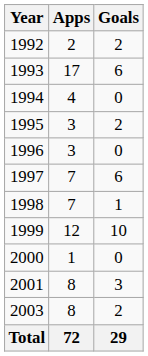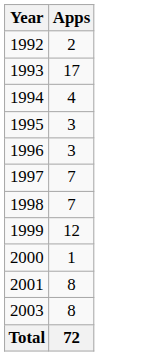- column: (119, 17)
